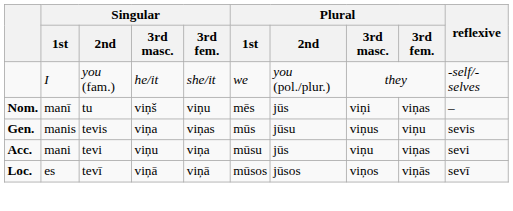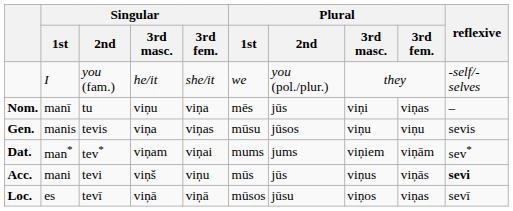(146, 108) viņš -> (146, 108) viņu
(199, 108) viņu -> (197, 108) viņa
(244, 129) mūs -> (246, 129) mūsu
(284, 129) jūsu -> (285, 129) jūsos
(364, 129) viņus -> (359, 129) viņu
+ row: (19, 152)
(146, 150) viņu -> (145, 174) viņš
(198, 150) viņa -> (198, 174) viņu
(248, 150) mūsu -> (243, 174) mūs
(362, 150) viņu -> (362, 174) viņus
(416, 150) viņas -> (415, 174) viņās
(459, 150) normal -> (459, 174) bold
(287, 171) jūsos -> (283, 195) jūsu
(416, 171) viņās -> (415, 195) viņas
